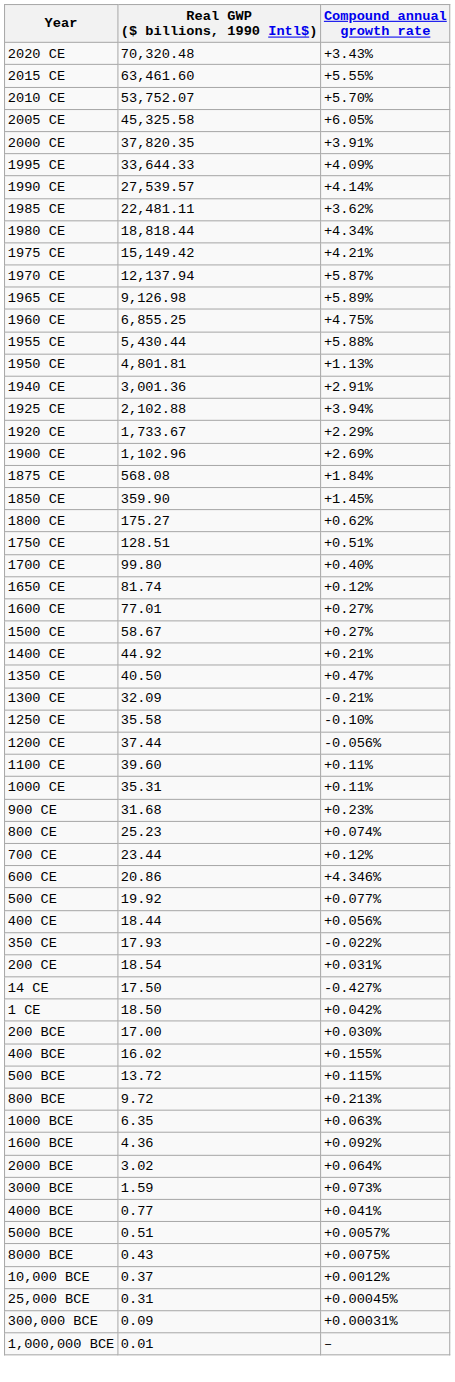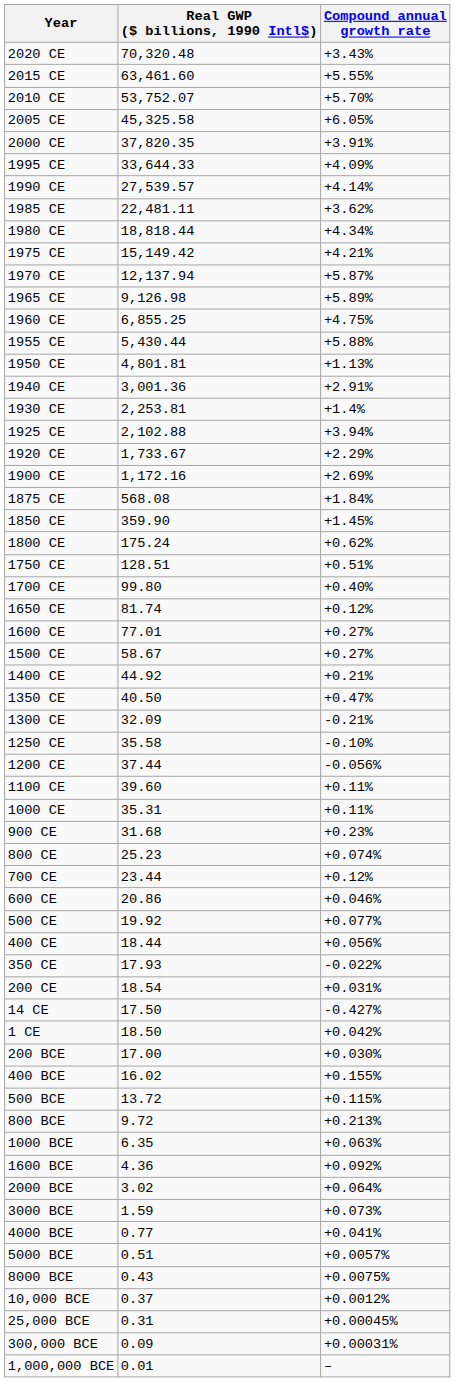+ row: (36, 410)
(154, 454) 1,102.96 -> (154, 476) 1,172.16
(145, 521) 175.27 -> (145, 543) 175.24
(353, 877) +4.346% -> (353, 899) +0.046%
